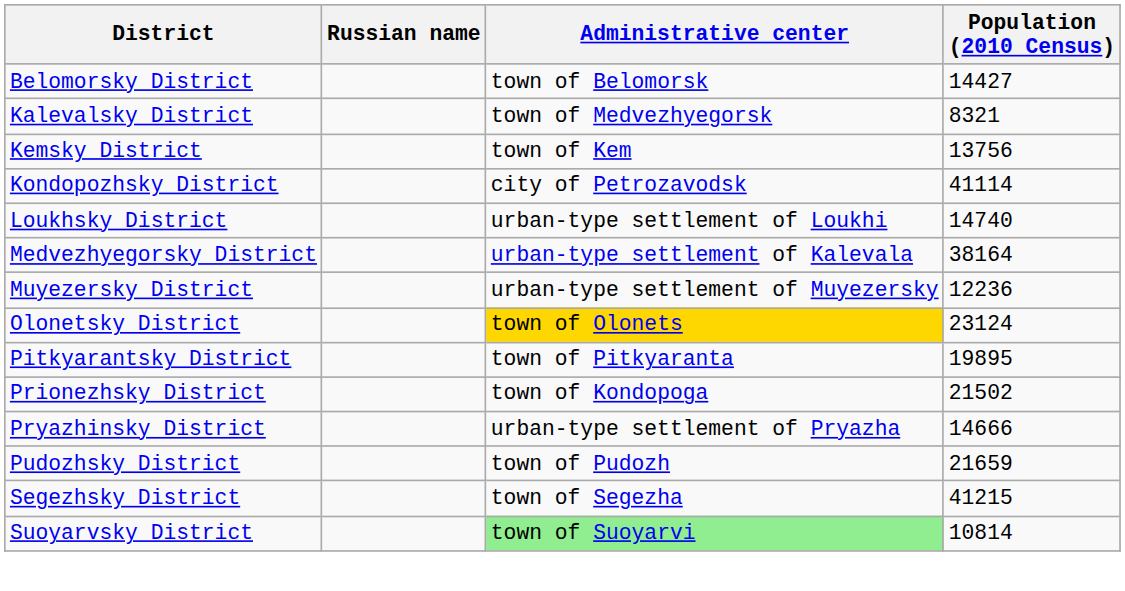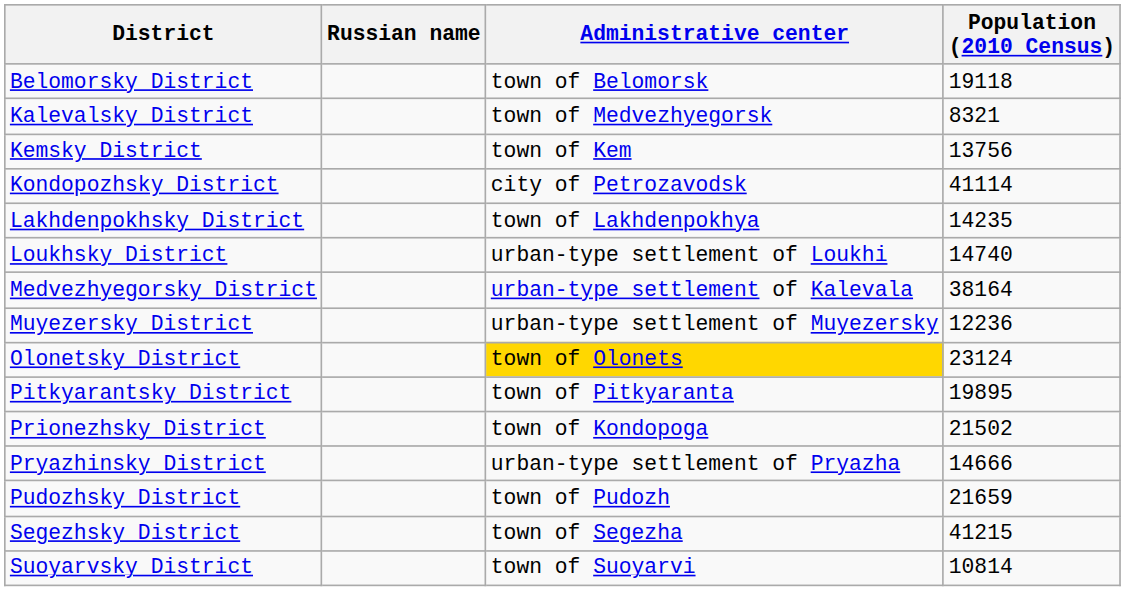(981, 82) 14427 -> (981, 82) 19118
+ row: (157, 221)
(593, 533) lightgreen background -> (593, 568) no background
